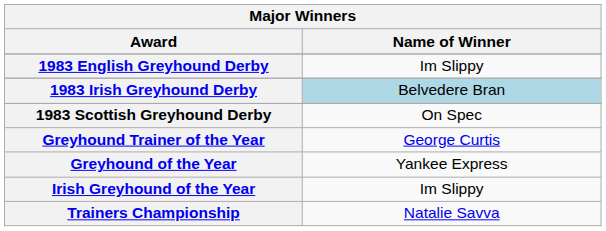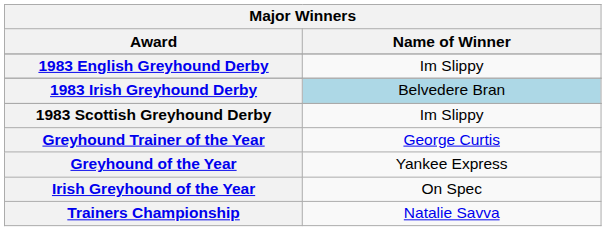(452, 115) On Spec -> (452, 115) Im Slippy
(452, 189) Im Slippy -> (452, 189) On Spec
